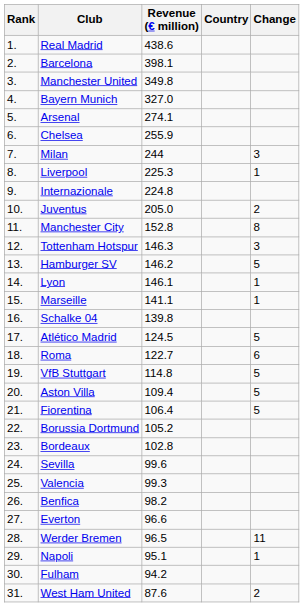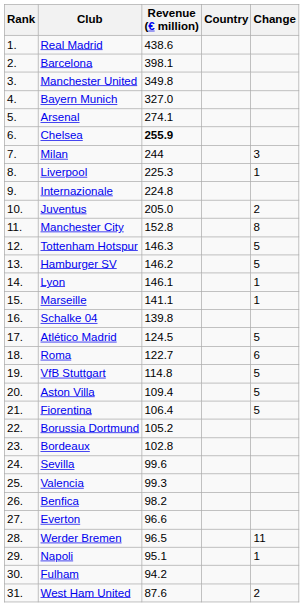(159, 136) normal -> (159, 136) bold
(257, 245) 3 -> (257, 245) 5
